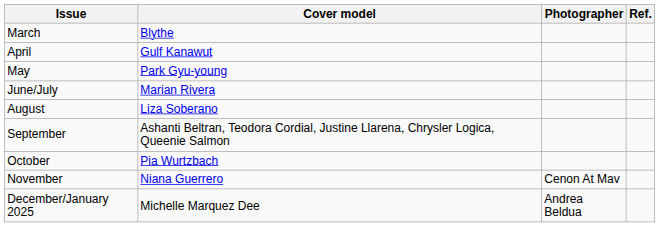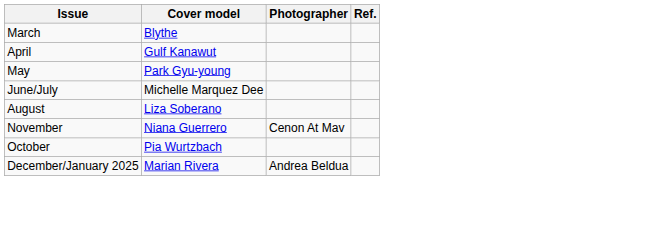(178, 90) Marian Rivera -> (204, 90) Michelle Marquez Dee
- row: (36, 134)
rows swapped: (28, 160) <-> (35, 179)
(200, 205) Michelle Marquez Dee -> (181, 166) Marian Rivera
